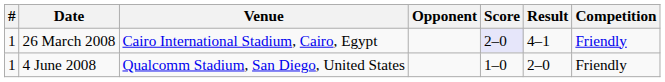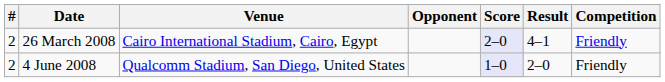(12, 40) 1 -> (12, 40) 2
(12, 64) 1 -> (12, 64) 2
(495, 64) no background -> (495, 64) lavender background
